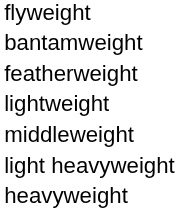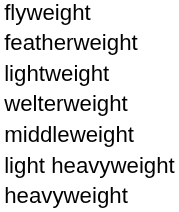- row: (73, 43)
+ row: (66, 104)
